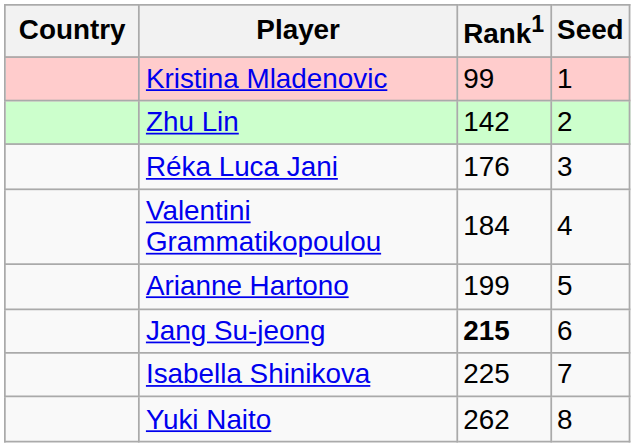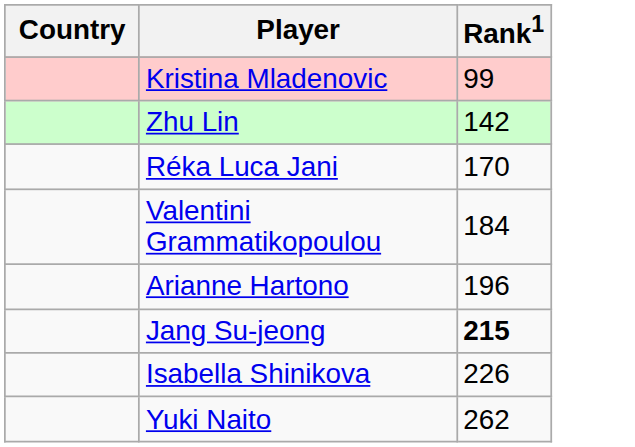- column: (590, 30)
(486, 166) 176 -> (486, 166) 170
(486, 286) 199 -> (486, 286) 196
(486, 374) 225 -> (486, 374) 226
